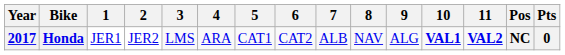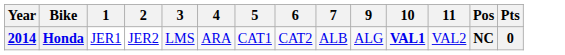- column: (369, 15)
(22, 38) 2017 -> (22, 38) 2014
(485, 38) bold -> (449, 38) normal
